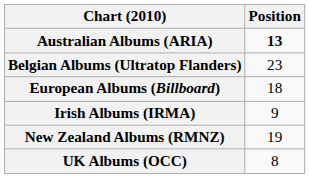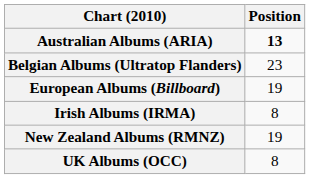(275, 88) 18 -> (275, 88) 19
(275, 112) 9 -> (275, 112) 8
